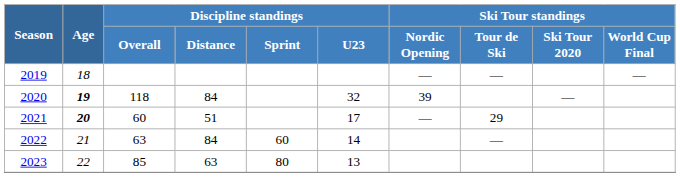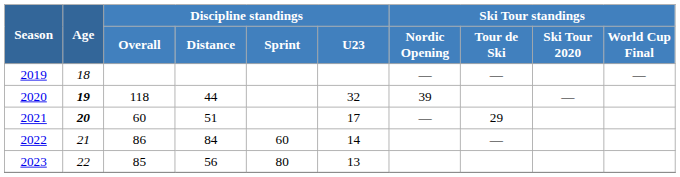(211, 96) 84 -> (211, 96) 44
(139, 140) 63 -> (139, 140) 86
(211, 162) 63 -> (211, 162) 56
